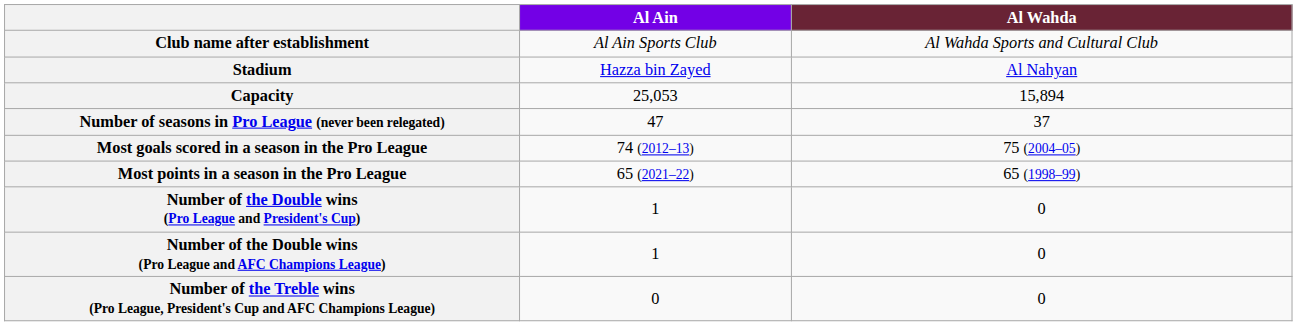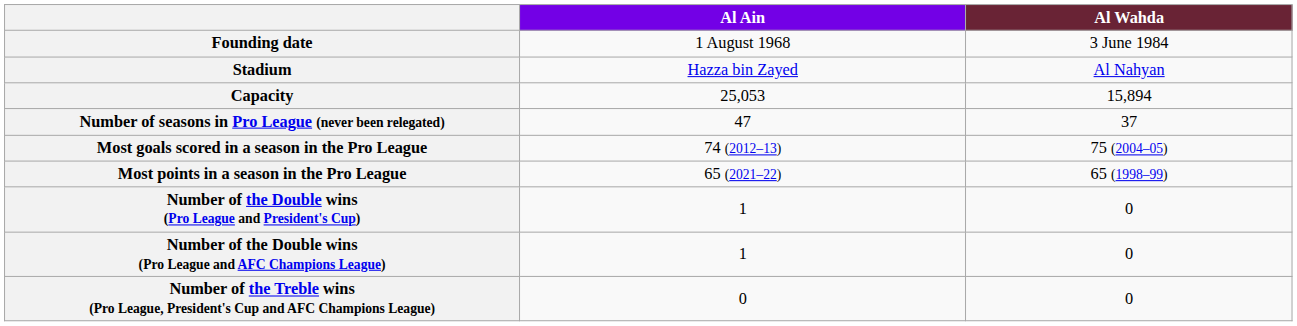- row: (262, 43)
+ row: (262, 43)
